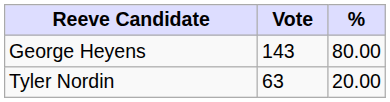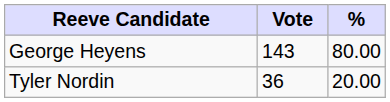(273, 81) 63 -> (273, 81) 36
